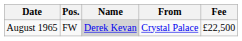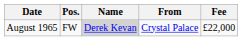(219, 28) £22,500 -> (219, 28) £22,000
